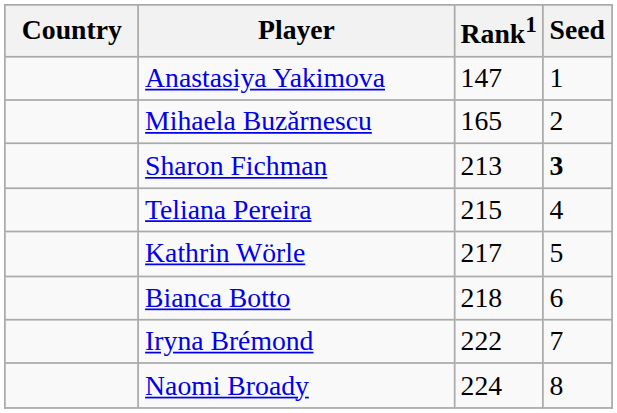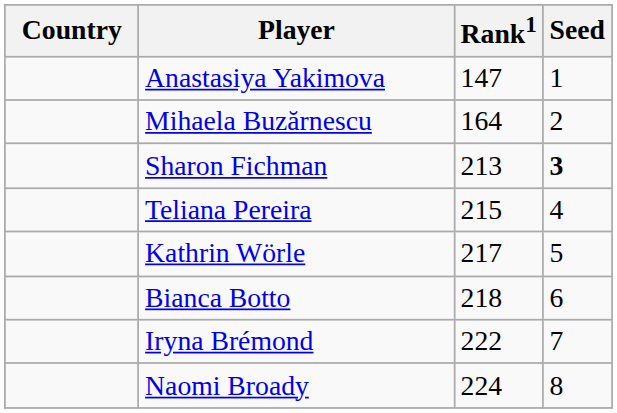(481, 121) 165 -> (481, 121) 164
